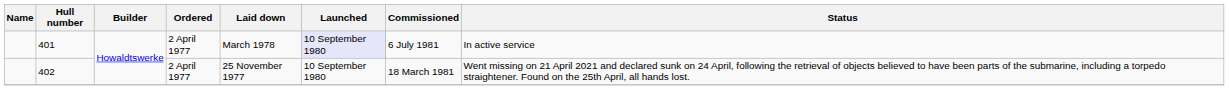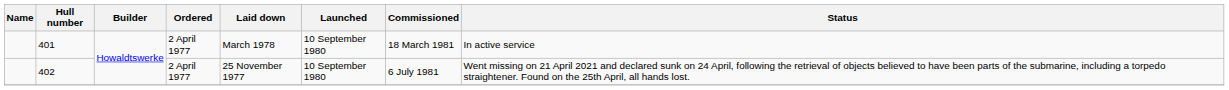(335, 44) lavender background -> (335, 44) no background
(413, 44) 6 July 1981 -> (421, 44) 18 March 1981
(421, 71) 18 March 1981 -> (413, 71) 6 July 1981
